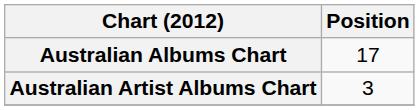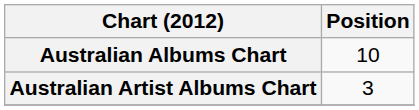(368, 54) 17 -> (368, 54) 10
